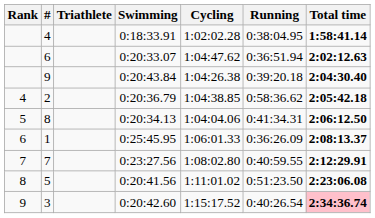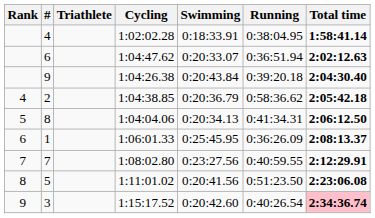columns swapped: (148, 14) <-> (212, 14)
